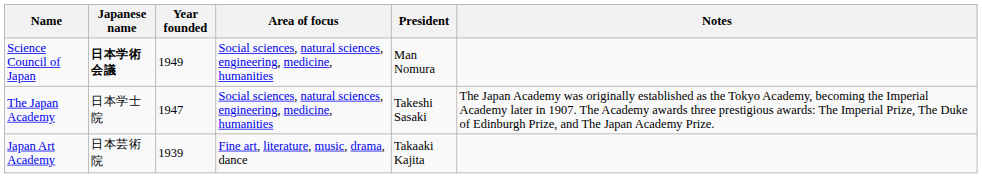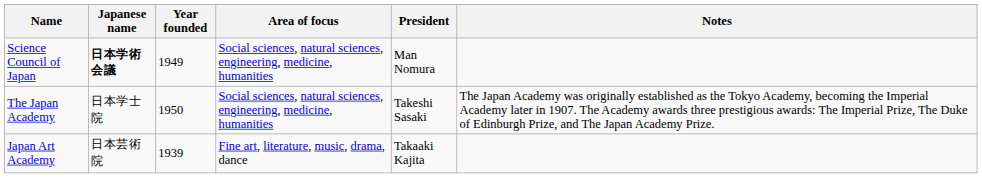(171, 110) 1947 -> (171, 110) 1950
